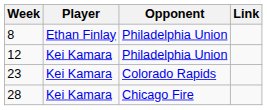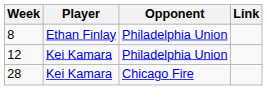- row: (14, 74)
